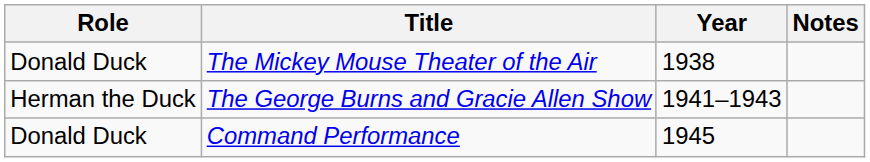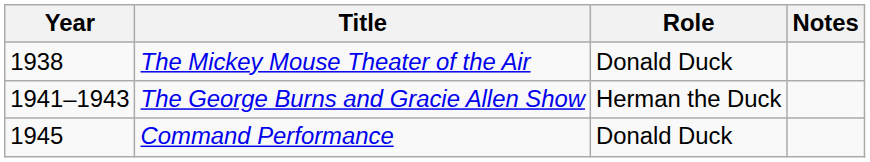columns swapped: (722, 23) <-> (103, 23)
